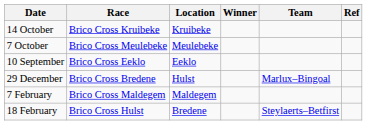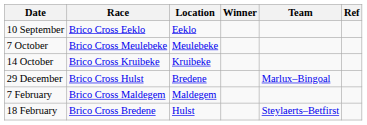rows swapped: (35, 62) <-> (30, 29)
(112, 78) Brico Cross Bredene -> (106, 78) Brico Cross Hulst
(183, 78) Hulst -> (189, 78) Bredene
(106, 111) Brico Cross Hulst -> (112, 111) Brico Cross Bredene
(189, 111) Bredene -> (183, 111) Hulst
